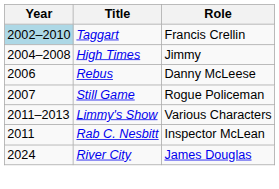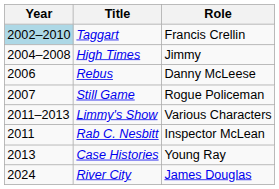+ row: (118, 154)
